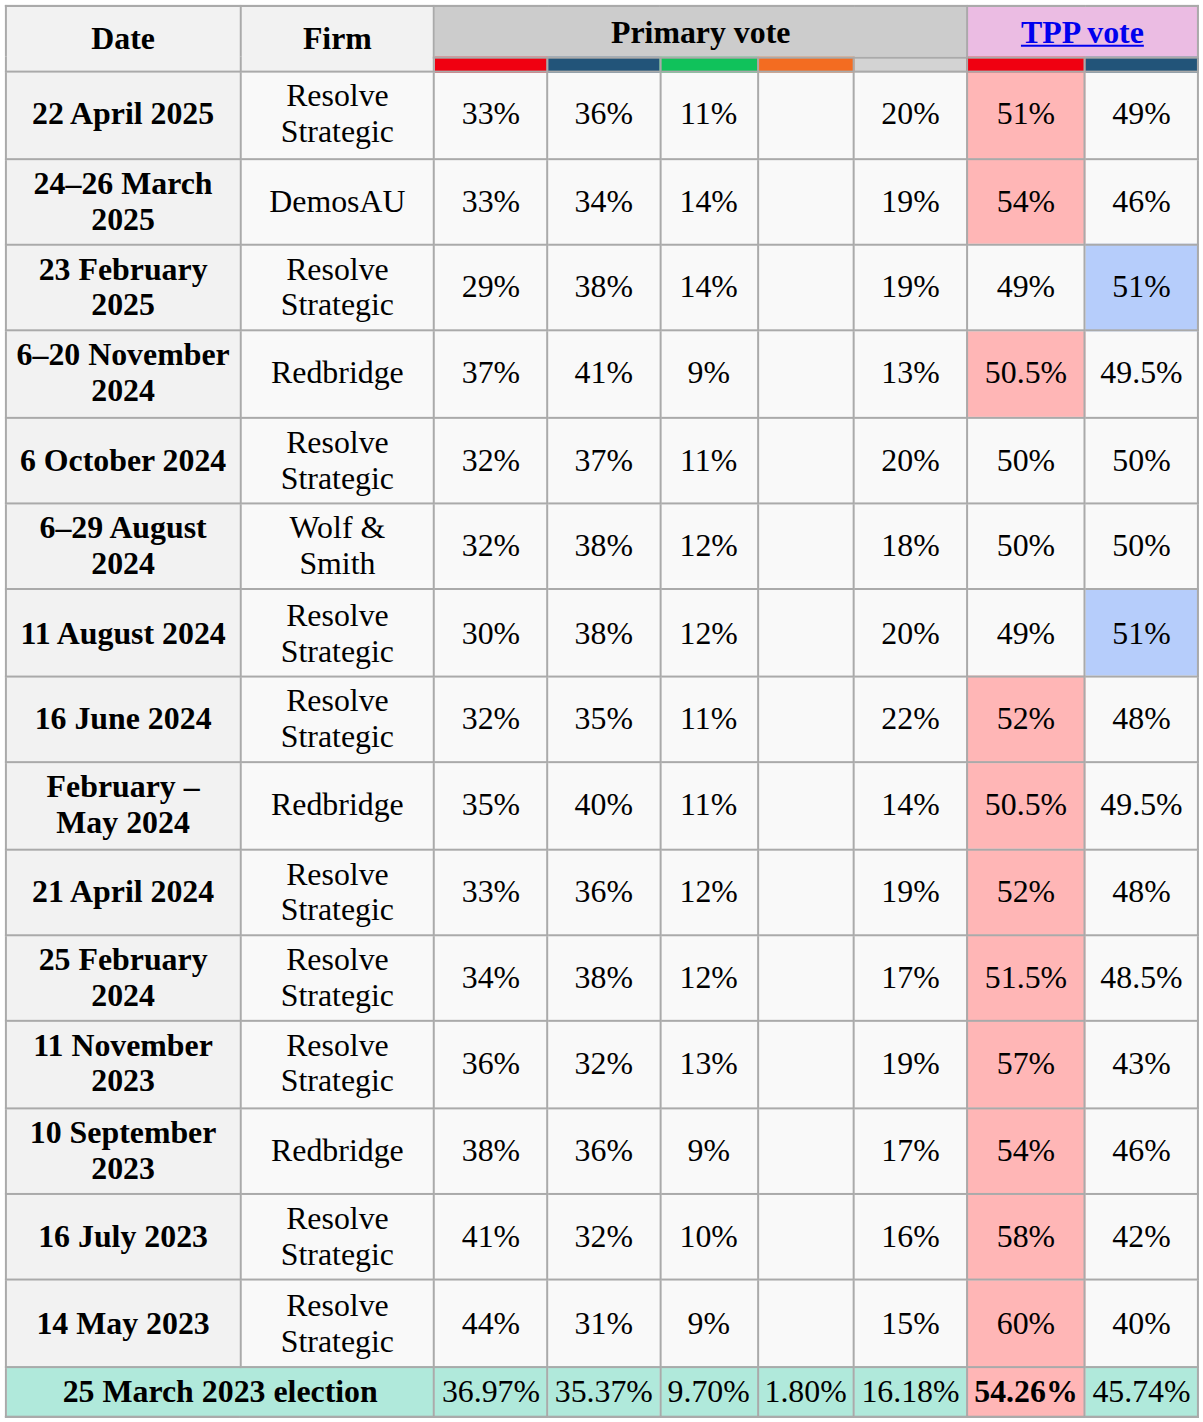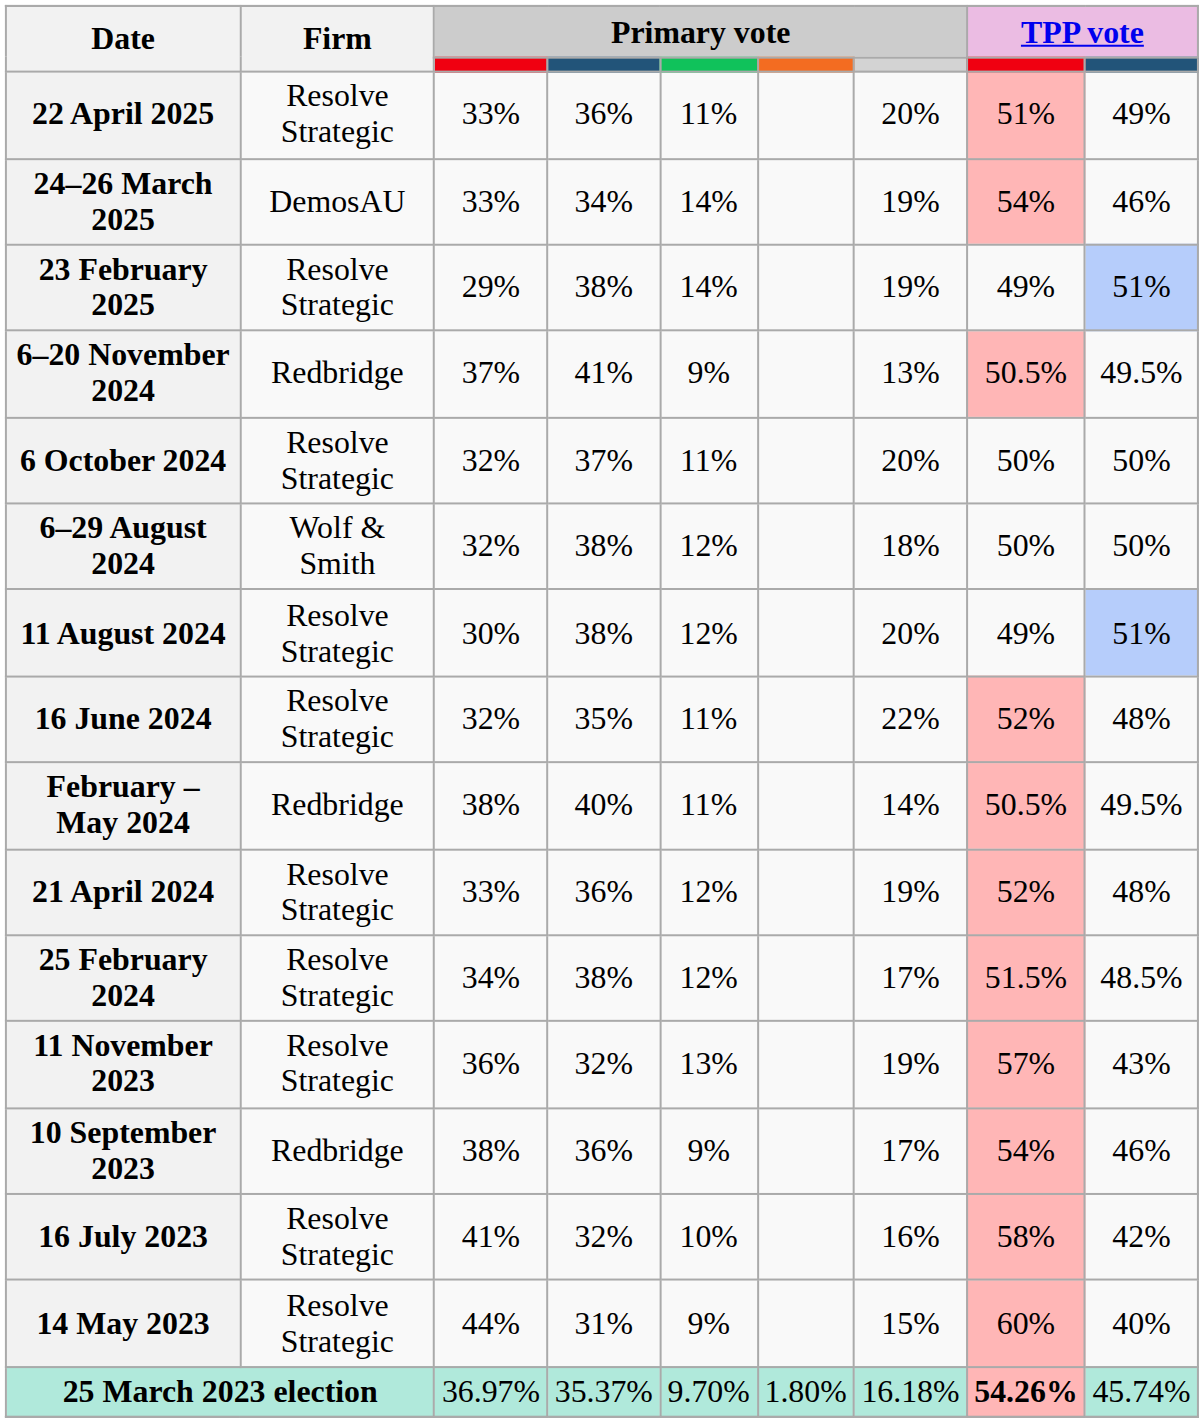(491, 805) 35% -> (491, 805) 38%
